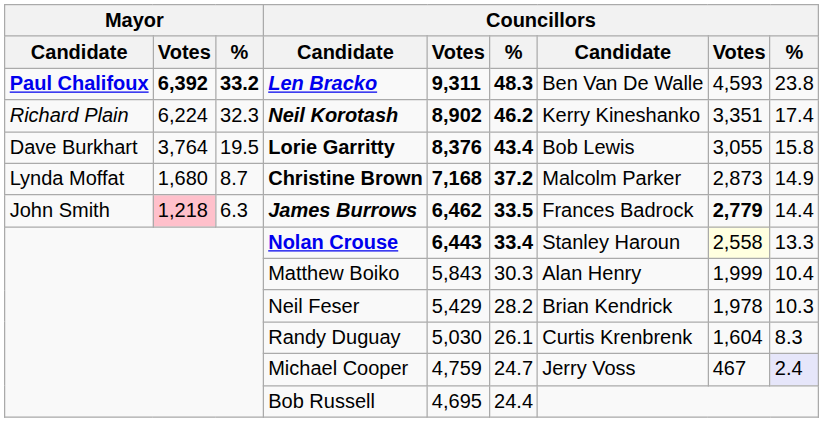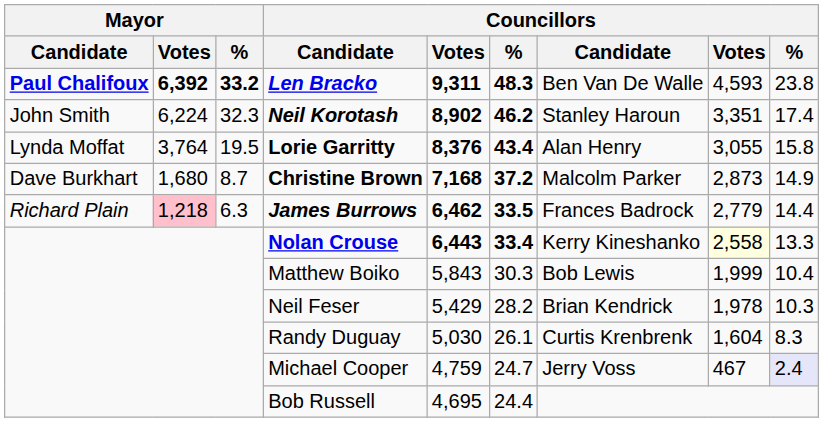(69, 115) Richard Plain -> (60, 115) John Smith
(621, 115) Kerry Kineshanko -> (611, 115) Stanley Haroun
(74, 147) Dave Burkhart -> (67, 147) Lynda Moffat
(588, 147) Bob Lewis -> (592, 147) Alan Henry
(67, 178) Lynda Moffat -> (74, 178) Dave Burkhart
(60, 210) John Smith -> (69, 210) Richard Plain
(738, 210) bold -> (738, 210) normal
(611, 242) Stanley Haroun -> (621, 242) Kerry Kineshanko
(592, 274) Alan Henry -> (588, 274) Bob Lewis
